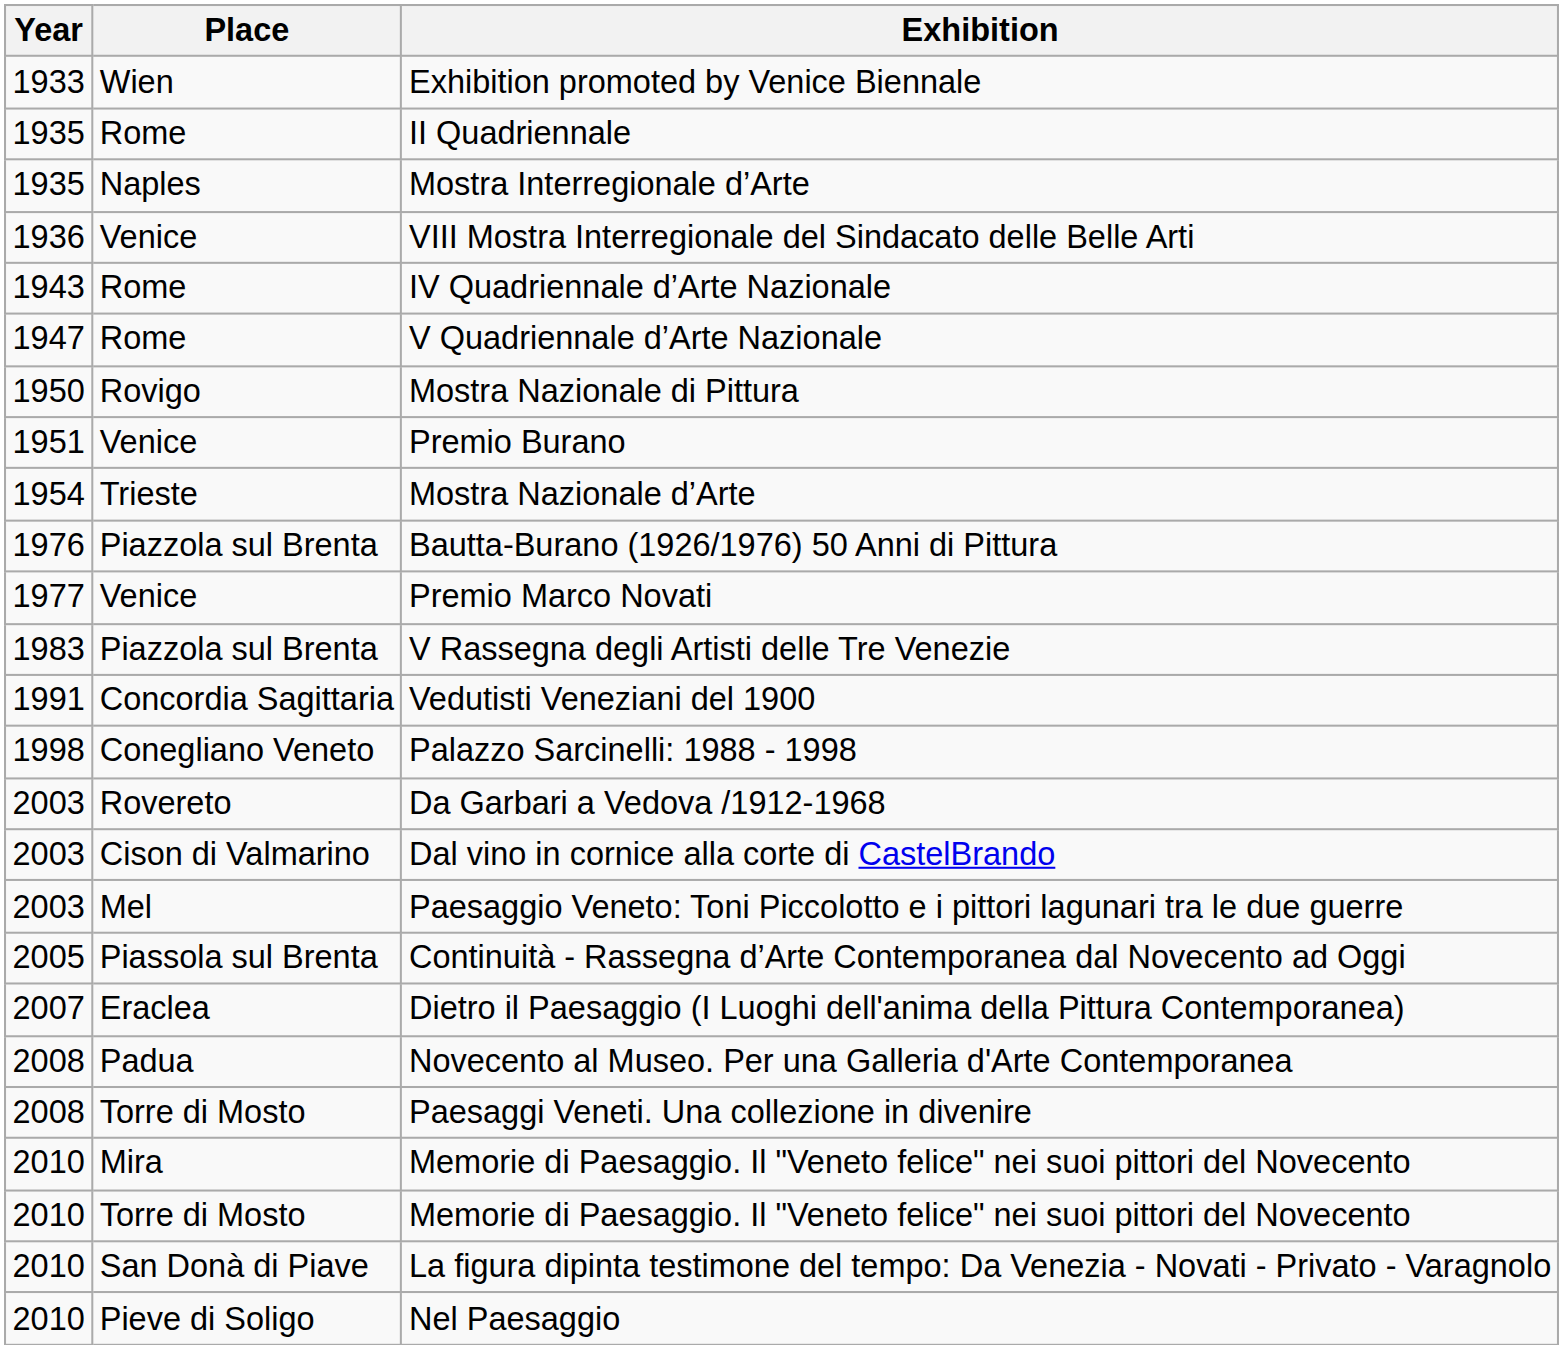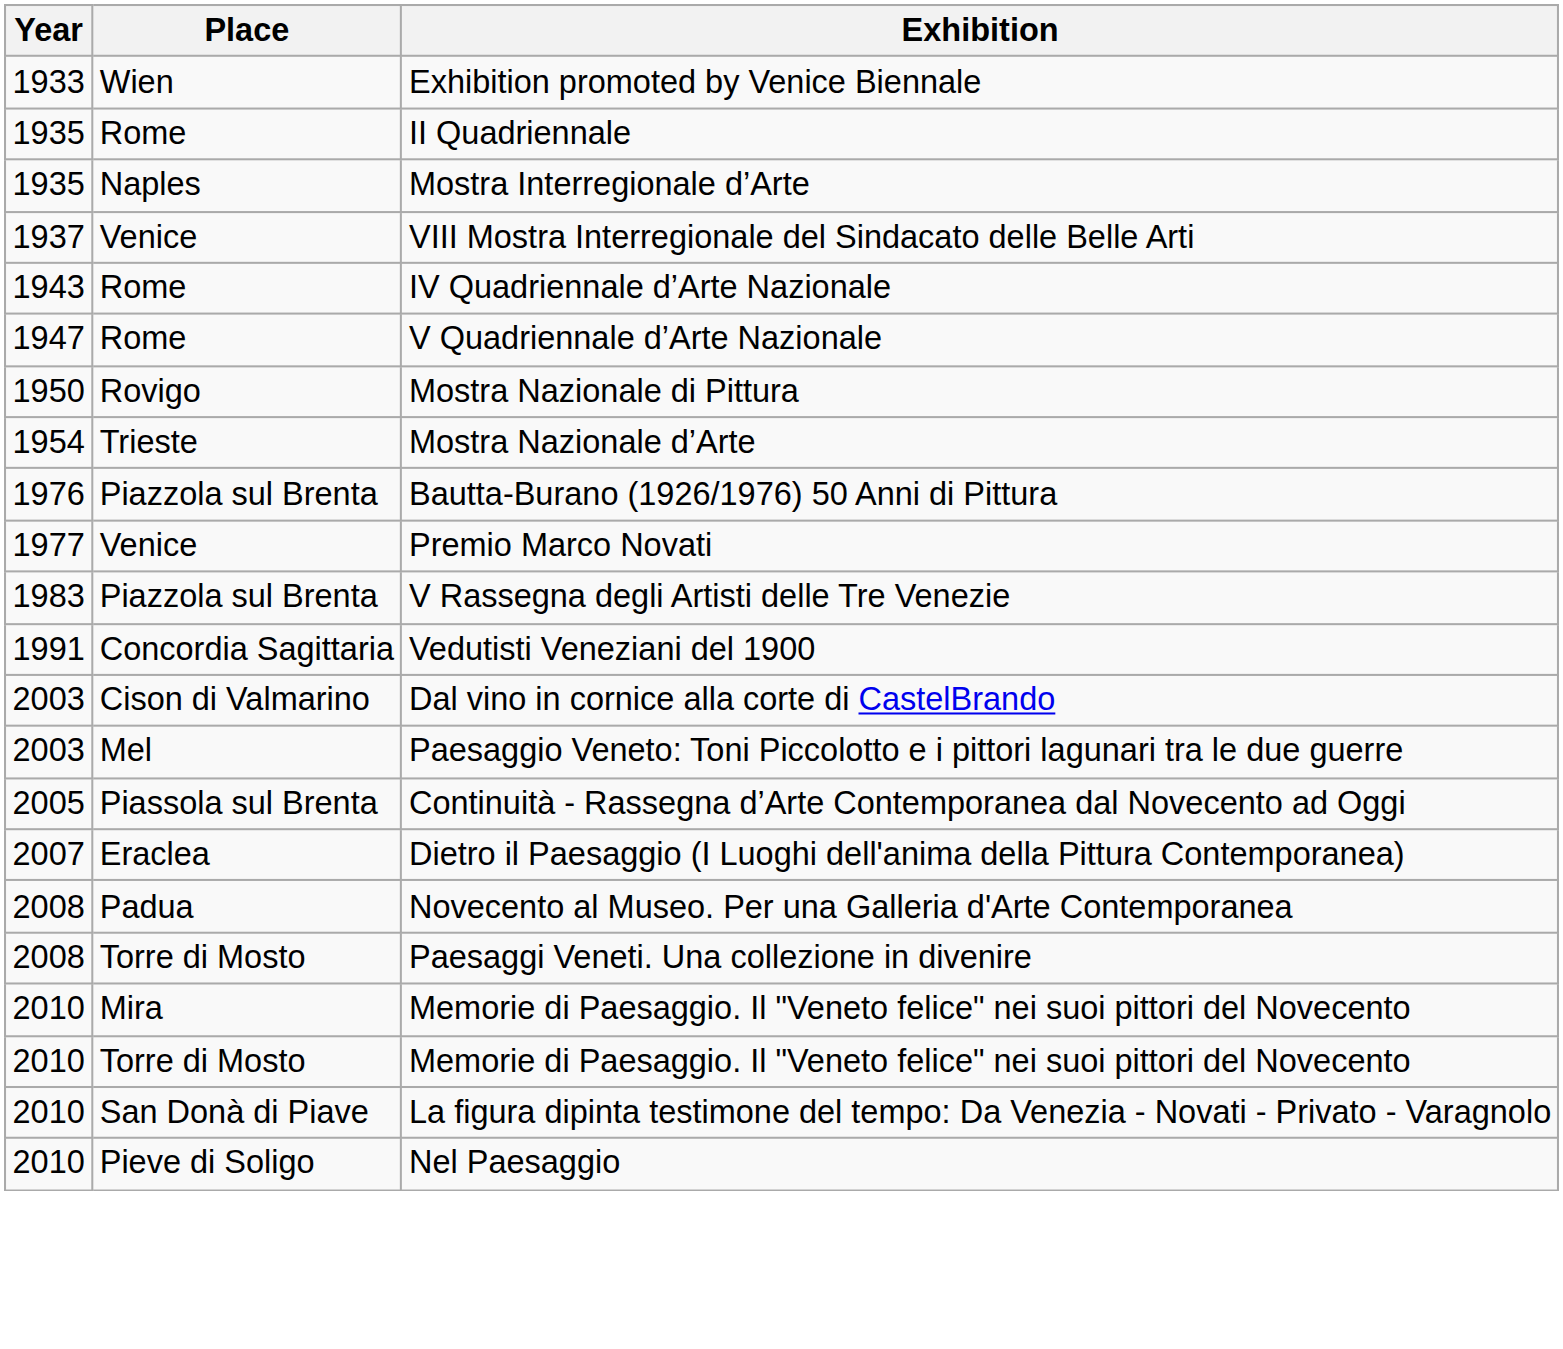(49, 236) 1936 -> (49, 236) 1937
- row: (148, 442)
- row: (237, 751)
- row: (166, 802)
